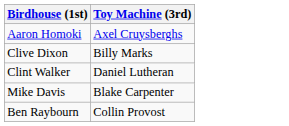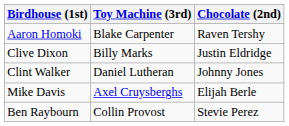+ column: (239, 14)
(138, 33) Axel Cruysberghs -> (134, 33) Blake Carpenter
(134, 92) Blake Carpenter -> (138, 92) Axel Cruysberghs
